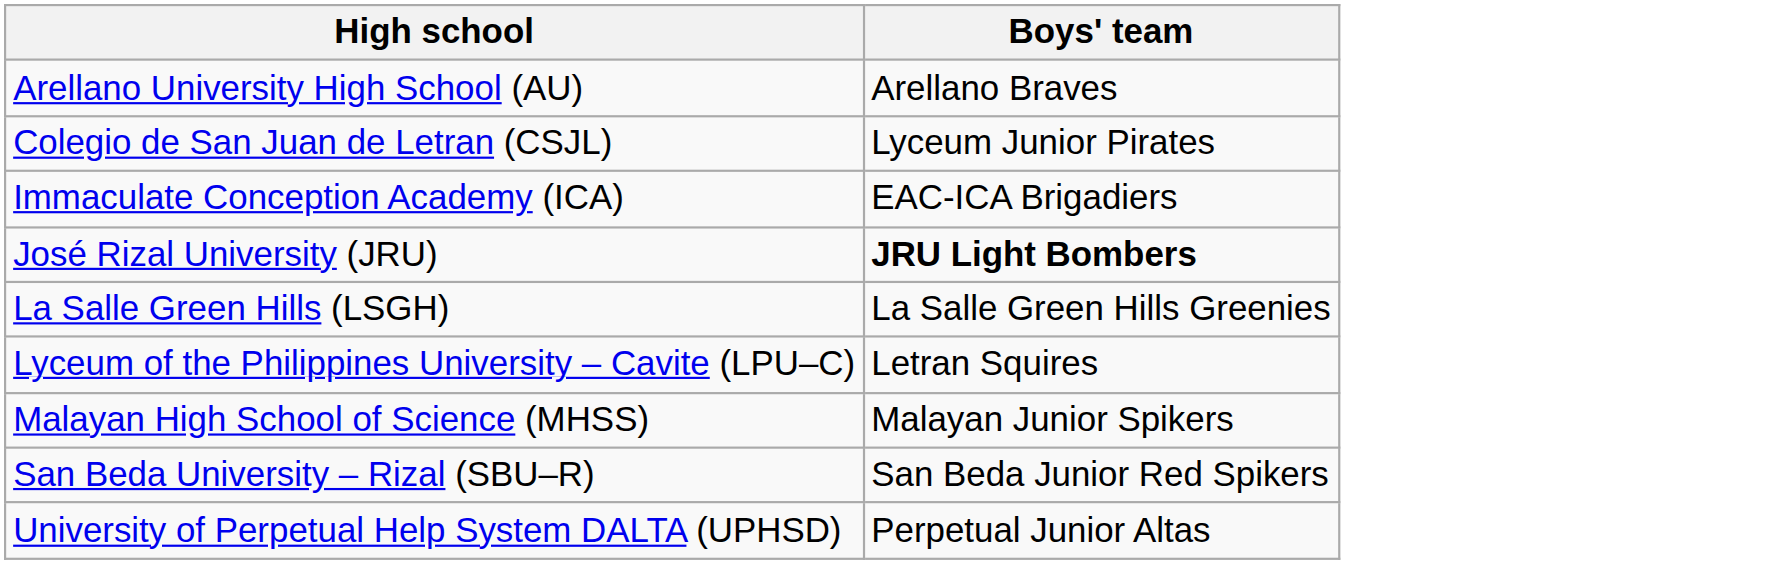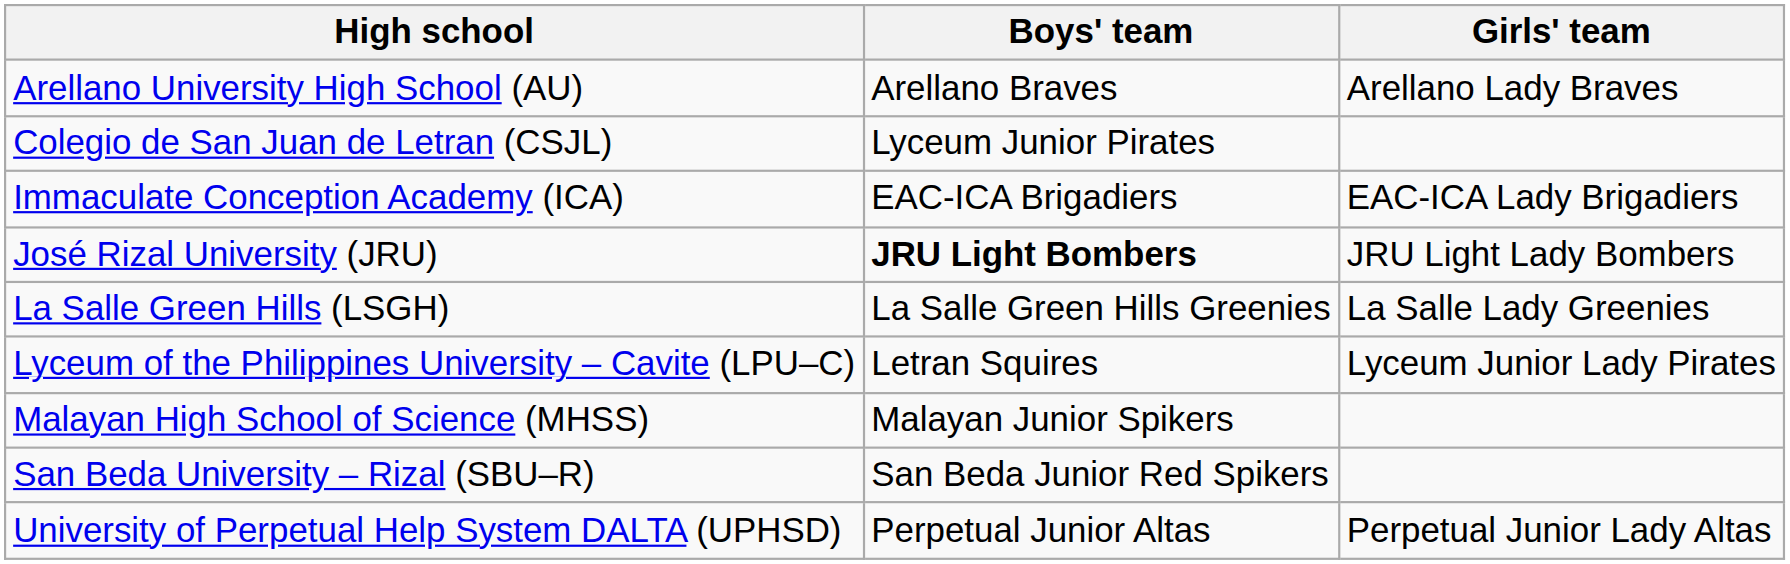+ column: (1561, 32)
